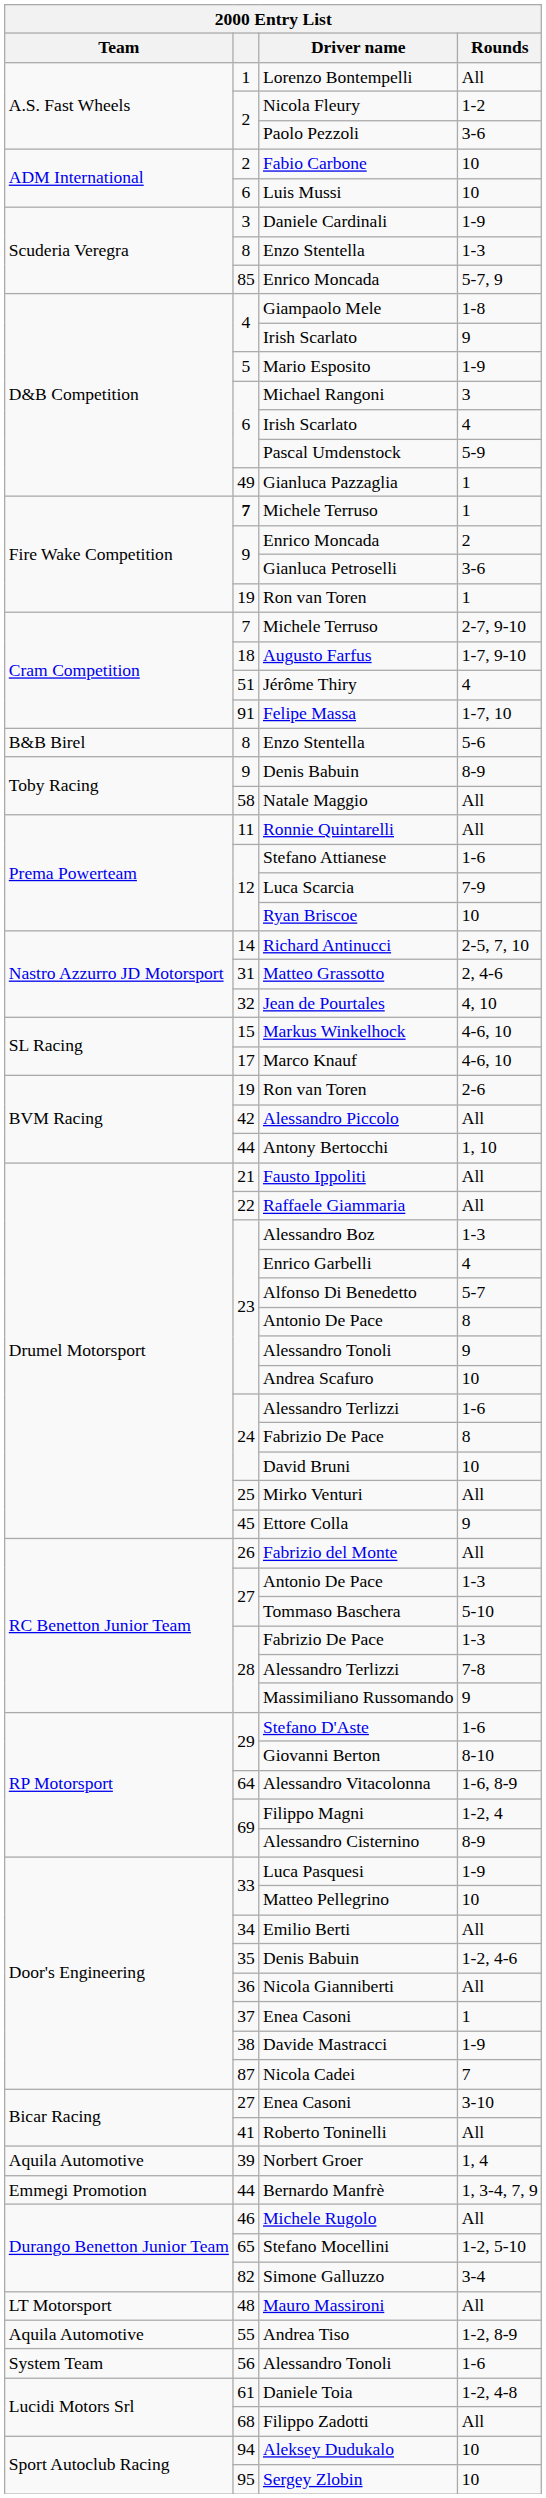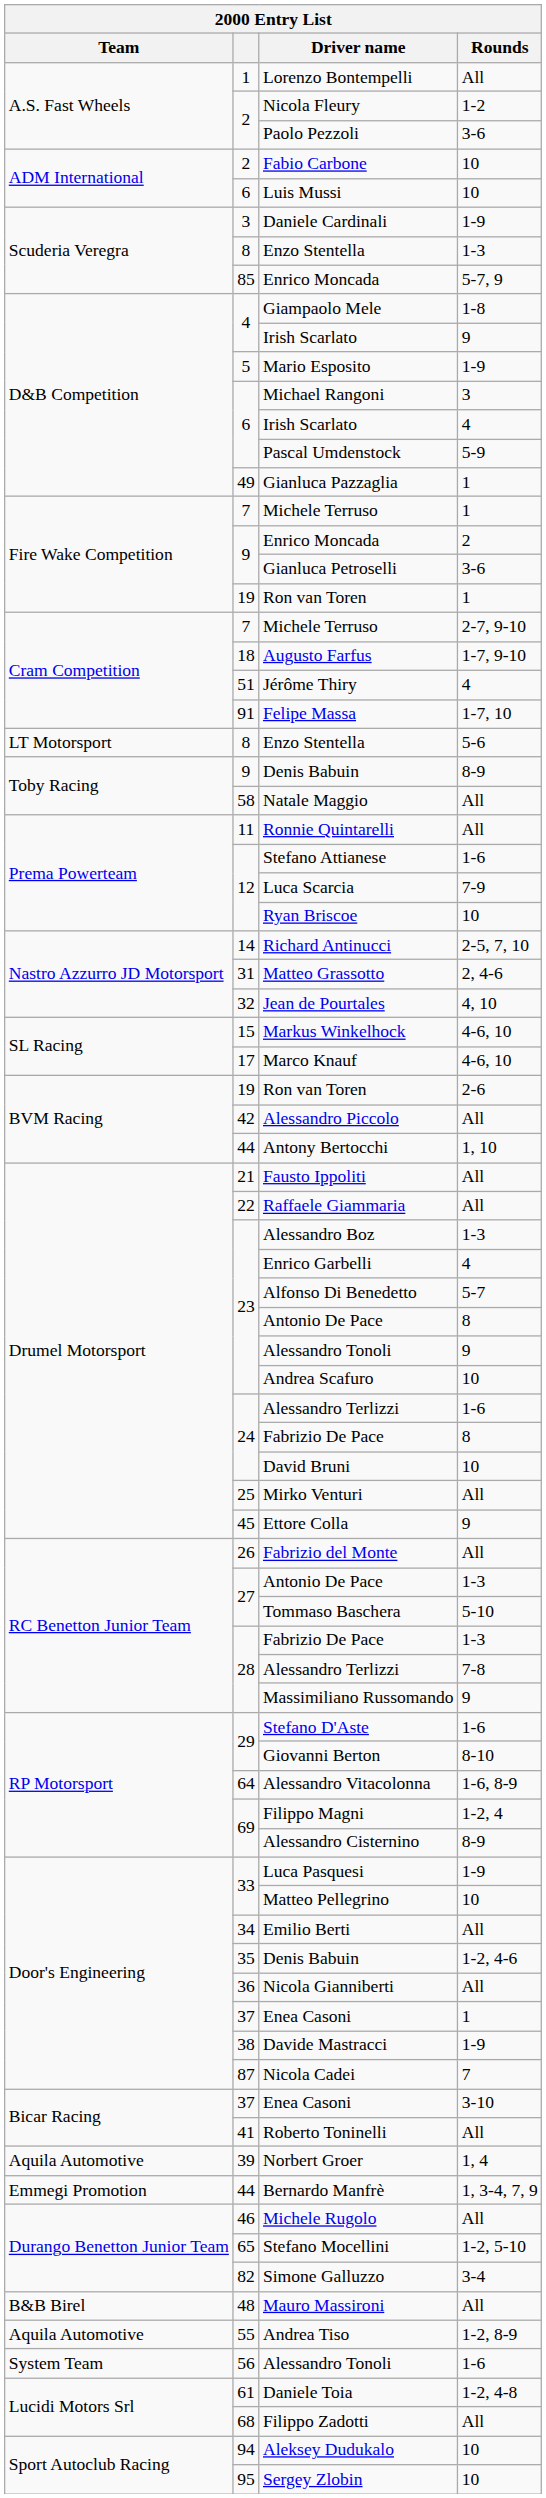(246, 510) bold -> (246, 510) normal
(47, 742) B&B Birel -> (60, 742) LT Motorsport
(246, 2102) 27 -> (246, 2102) 37
(60, 2305) LT Motorsport -> (47, 2305) B&B Birel
